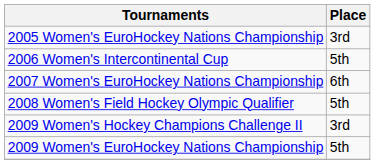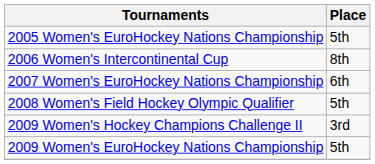(340, 37) 3rd -> (340, 37) 5th
(340, 59) 5th -> (340, 59) 8th
